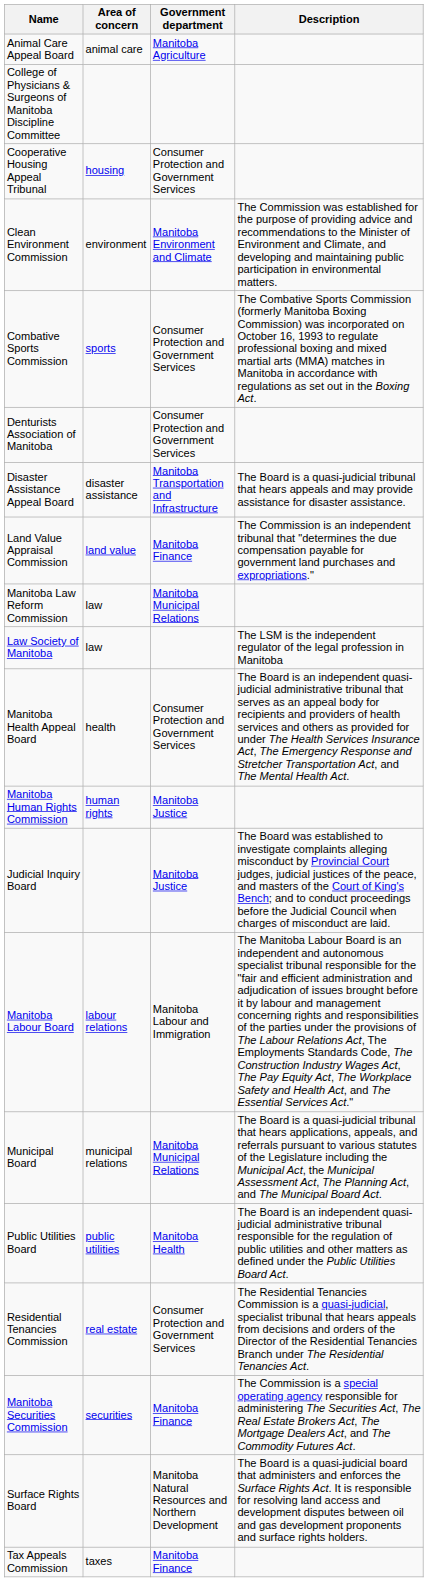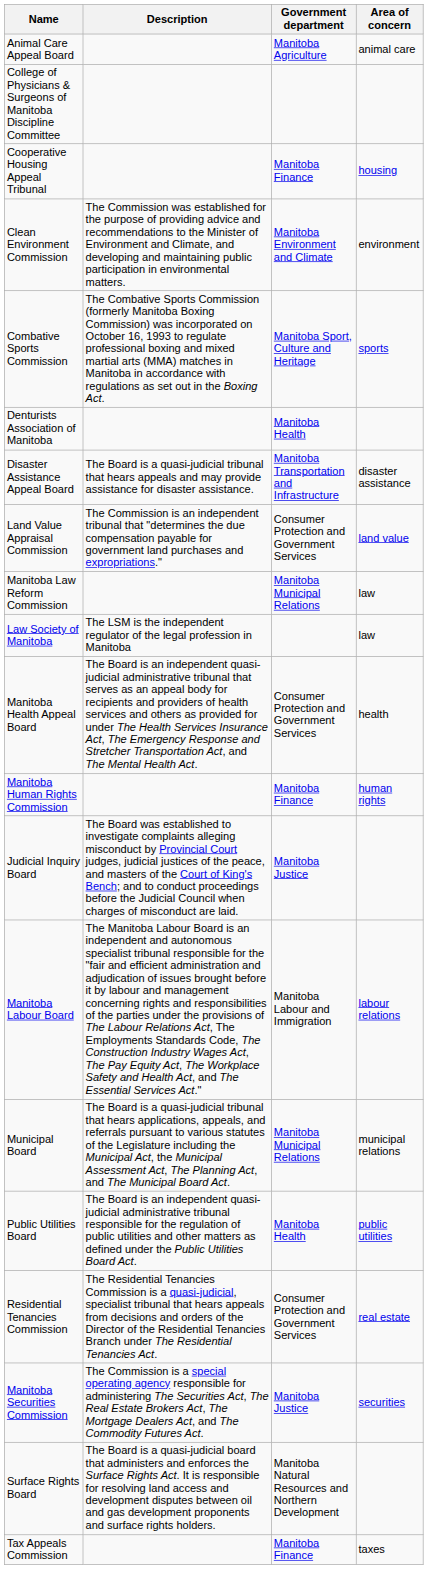columns swapped: (117, 19) <-> (329, 19)
(188, 171) Consumer Protection and Government Services -> (297, 171) Manitoba Finance
(188, 349) Consumer Protection and Government Services -> (313, 349) Manitoba Sport, Culture and Heritage
(188, 435) Consumer Protection and Government Services -> (297, 428) Manitoba Health
(176, 550) Manitoba Finance -> (309, 538) Consumer Protection and Government Services
(176, 807) Manitoba Justice -> (297, 794) Manitoba Finance
(176, 1415) Manitoba Finance -> (297, 1402) Manitoba Justice
